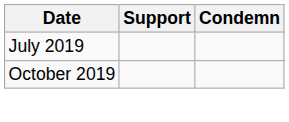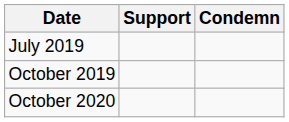+ row: (62, 102)
